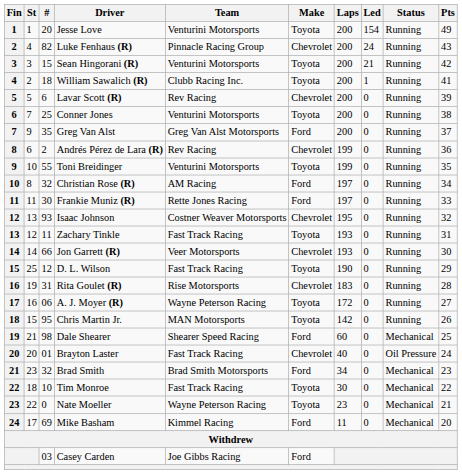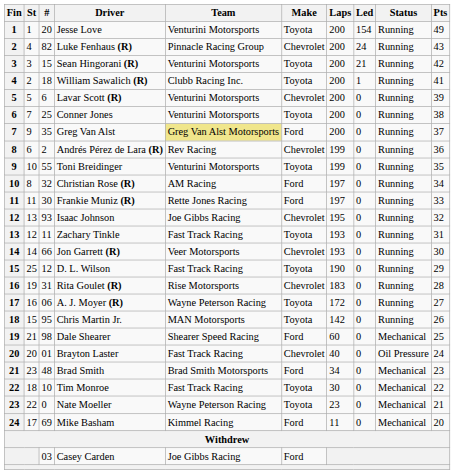(192, 98) Rev Racing -> (213, 98) Venturini Motorsports
(223, 132) no background -> (223, 132) khaki background
(227, 217) Costner Weaver Motorsports -> (204, 217) Joe Gibbs Racing
(47, 371) 32 -> (47, 371) 48
